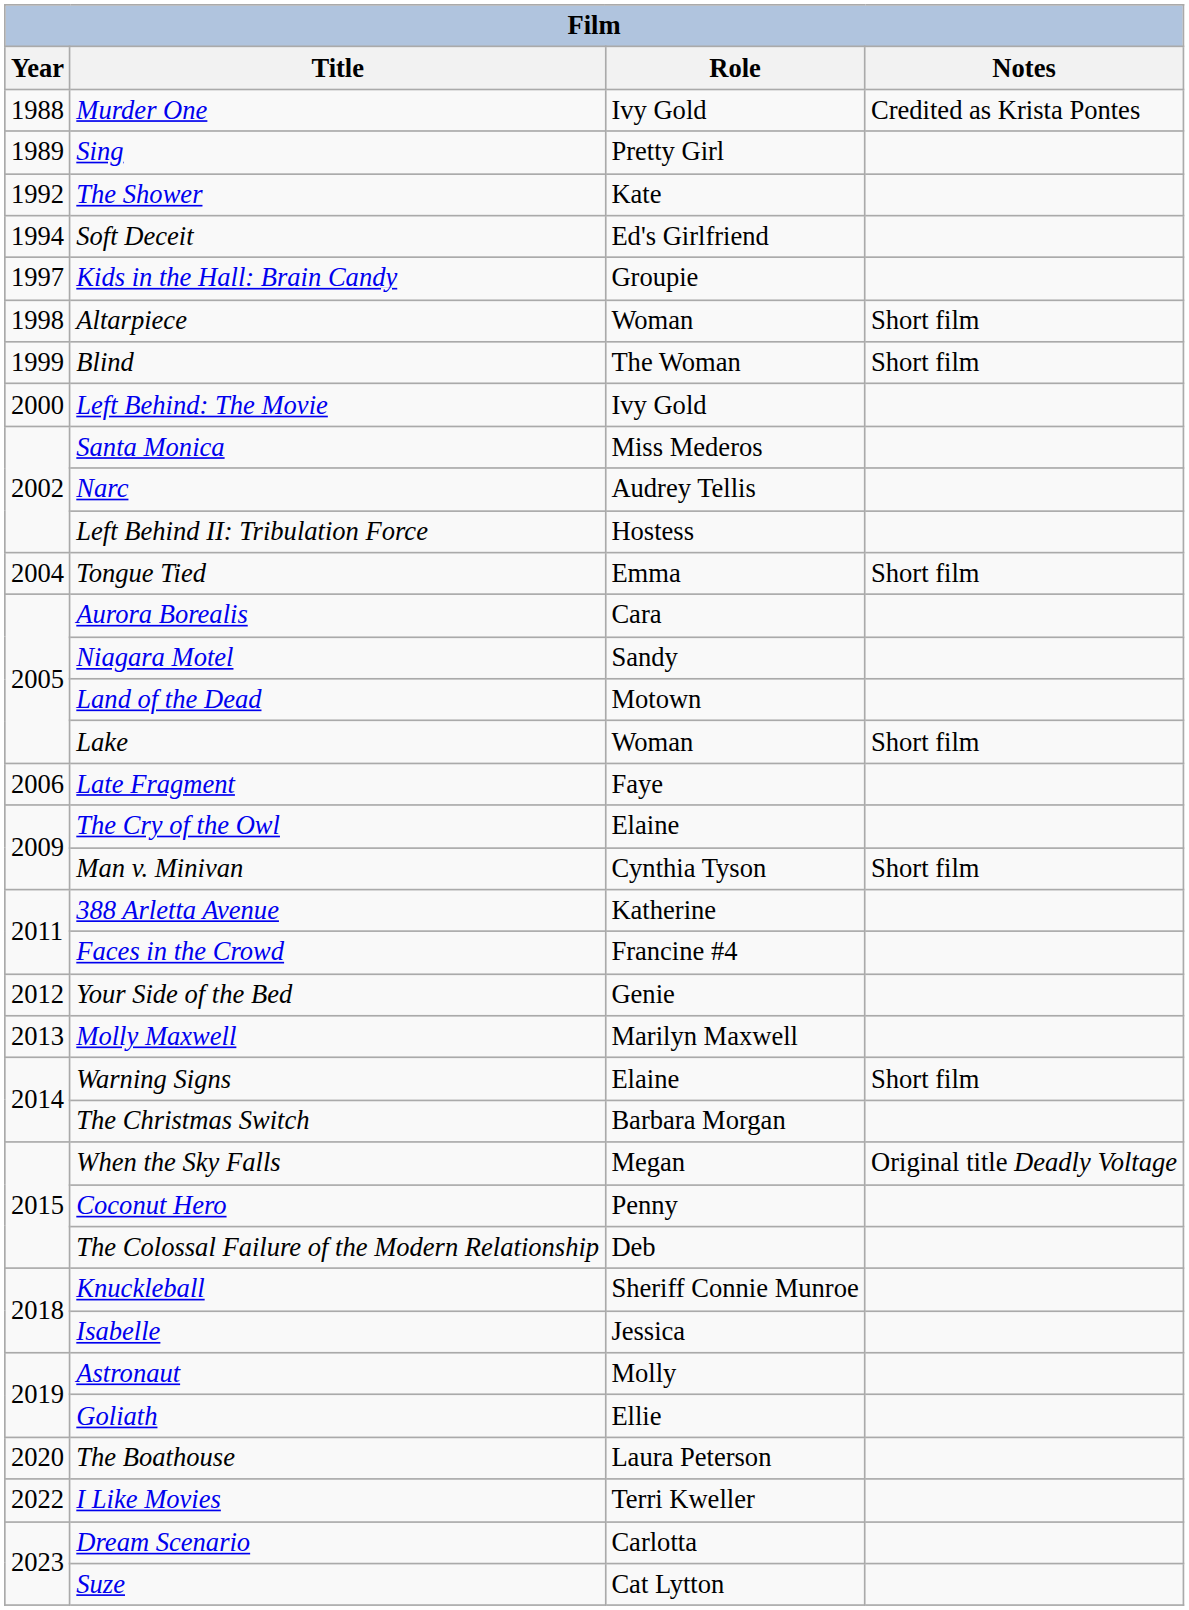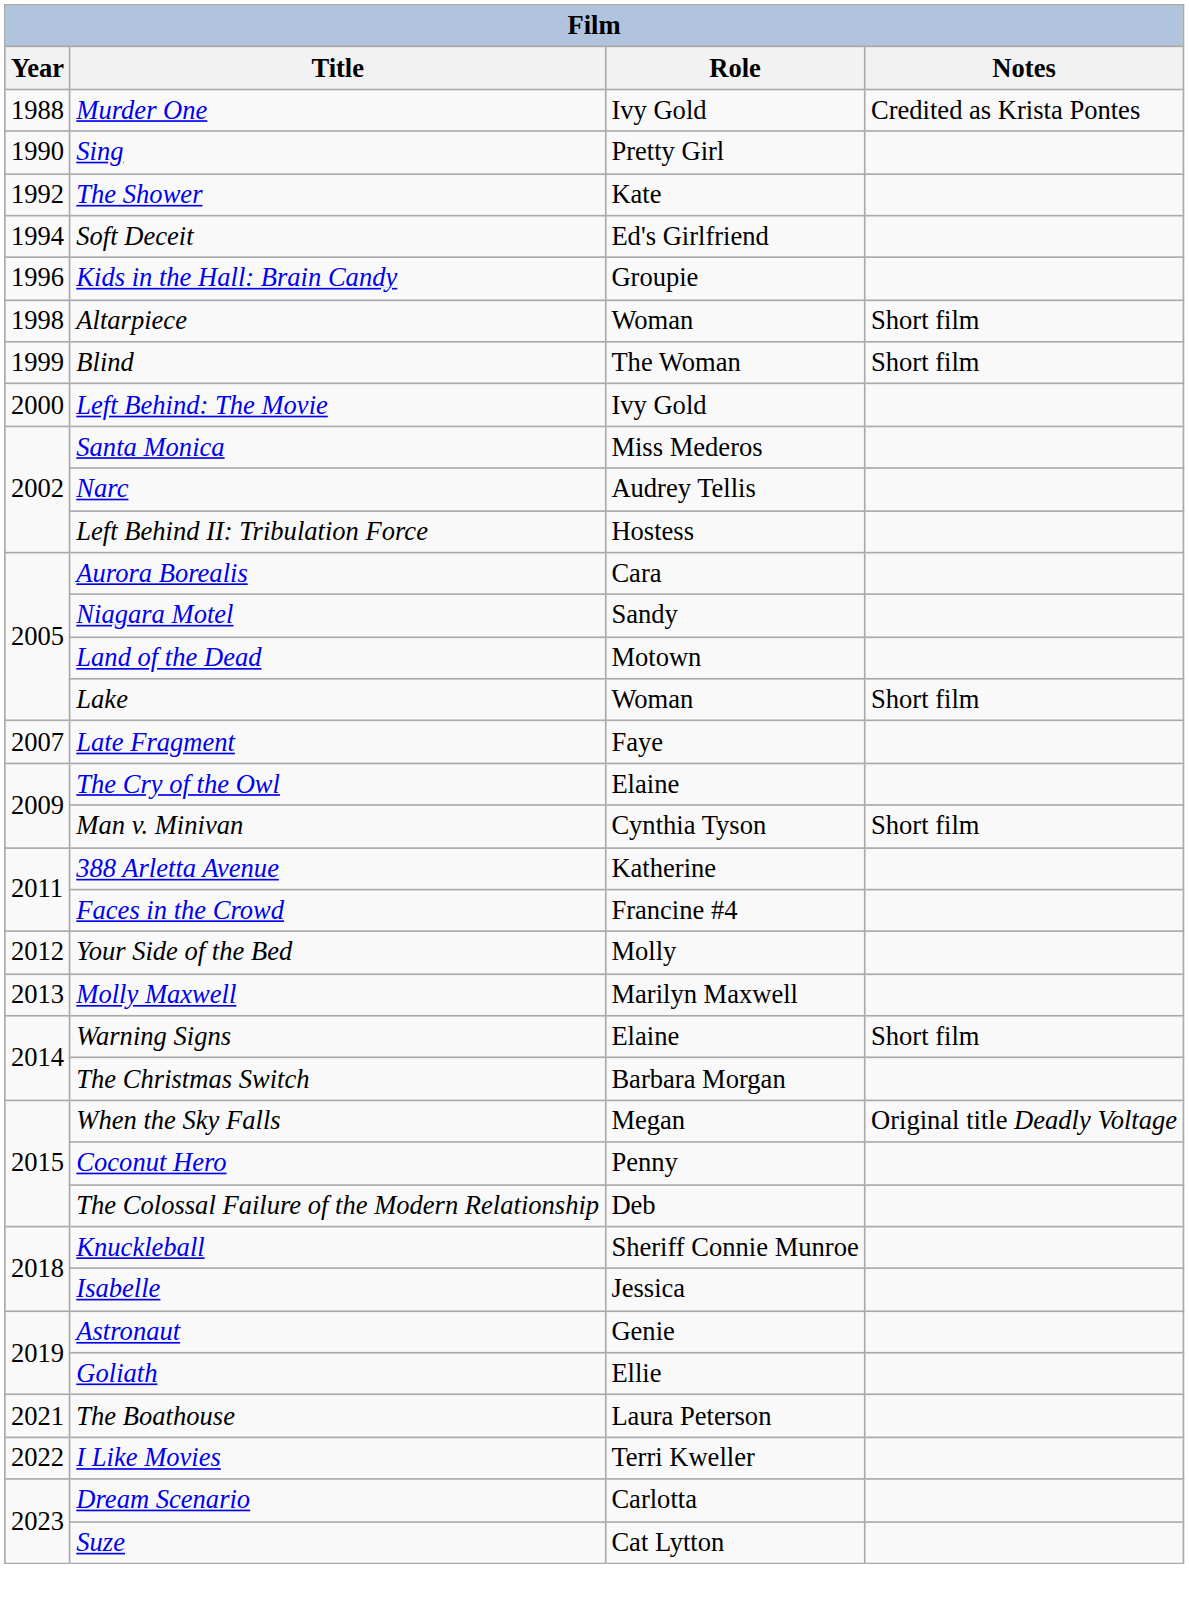(38, 151) 1989 -> (38, 151) 1990
(38, 278) 1997 -> (38, 278) 1996
- row: (141, 573)
(38, 783) 2006 -> (38, 741) 2007
(643, 994) Genie -> (644, 952) Molly
(644, 1373) Molly -> (643, 1331) Genie
(38, 1457) 2020 -> (38, 1415) 2021
